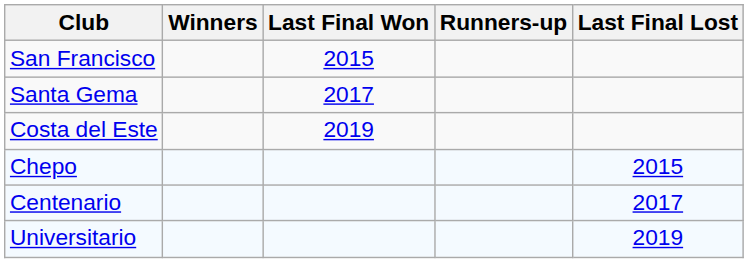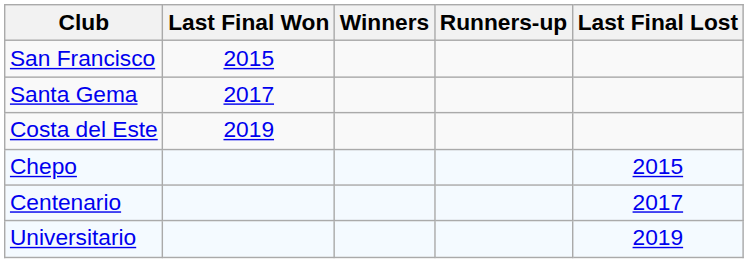columns swapped: (213, 22) <-> (349, 22)
